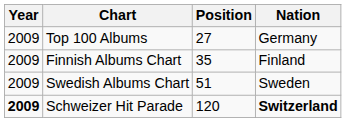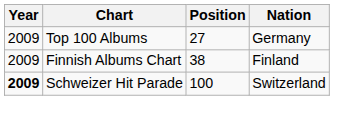(204, 60) 35 -> (197, 60) 38
- row: (118, 83)
(208, 106) 120 -> (201, 83) 100
(298, 106) bold -> (289, 83) normal
